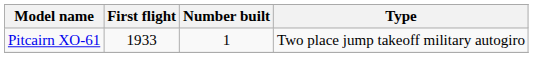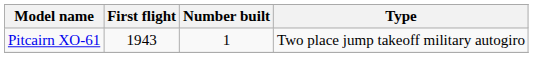(142, 40) 1933 -> (142, 40) 1943
